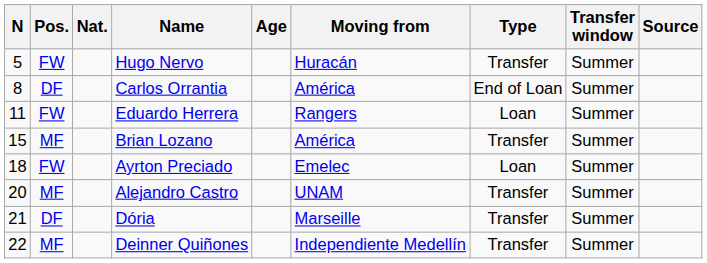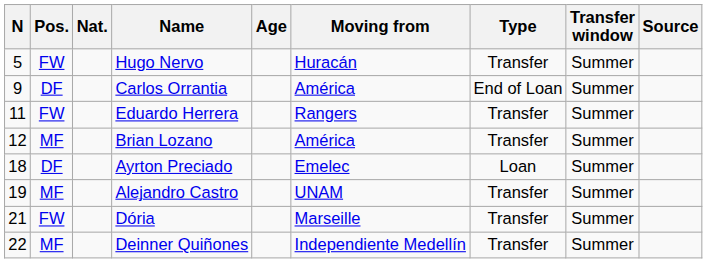(17, 88) 8 -> (17, 88) 9
(518, 114) Loan -> (518, 114) Transfer
(17, 140) 15 -> (17, 140) 12
(52, 166) FW -> (52, 166) DF
(17, 192) 20 -> (17, 192) 19
(52, 219) DF -> (52, 219) FW
